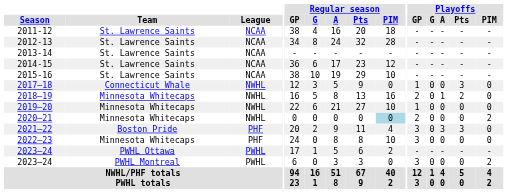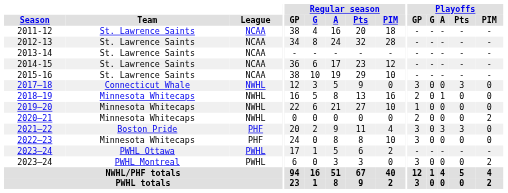(417, 86) 1 -> (417, 86) 3
(462, 96) 2 -> (462, 96) 0
(390, 118) lightblue background -> (390, 118) no background
